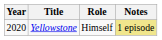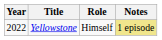(16, 27) 2020 -> (16, 27) 2022
